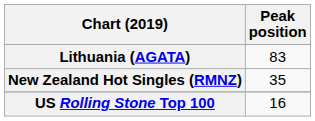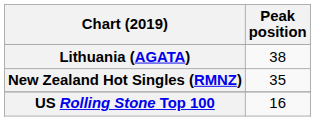(278, 56) 83 -> (278, 56) 38
